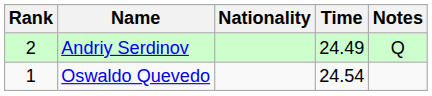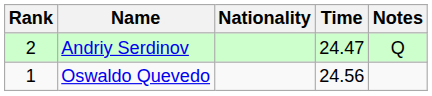(342, 47) 24.49 -> (342, 47) 24.47
(342, 76) 24.54 -> (342, 76) 24.56
